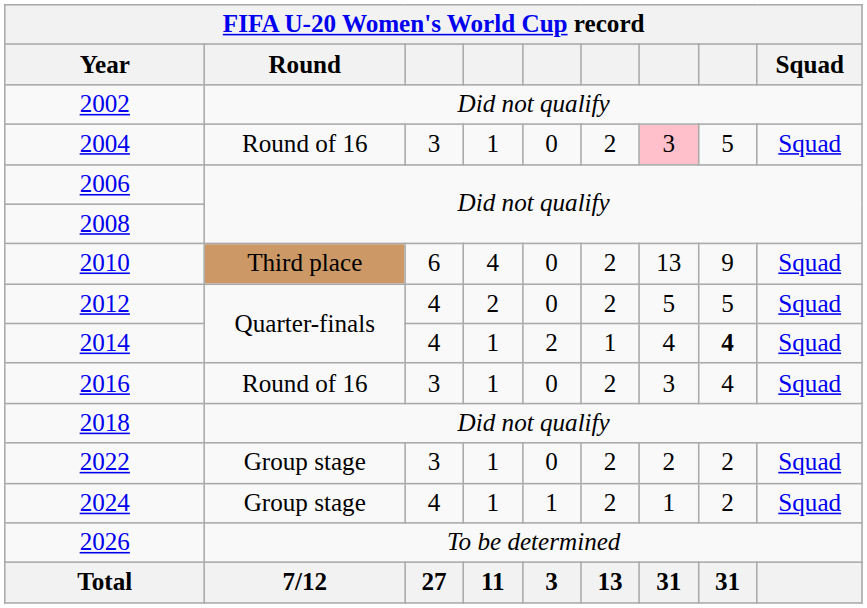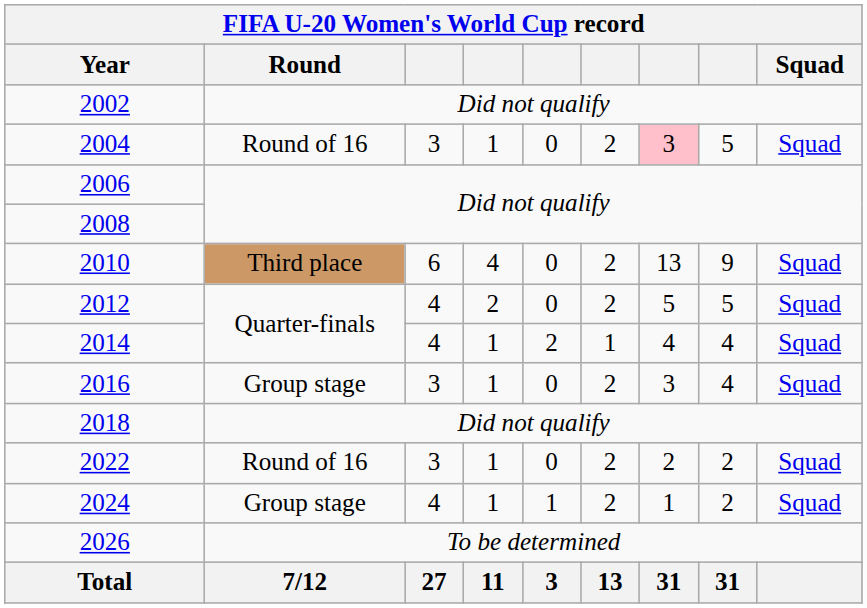(727, 343) bold -> (727, 343) normal
(305, 382) Round of 16 -> (305, 382) Group stage
(305, 462) Group stage -> (305, 462) Round of 16
